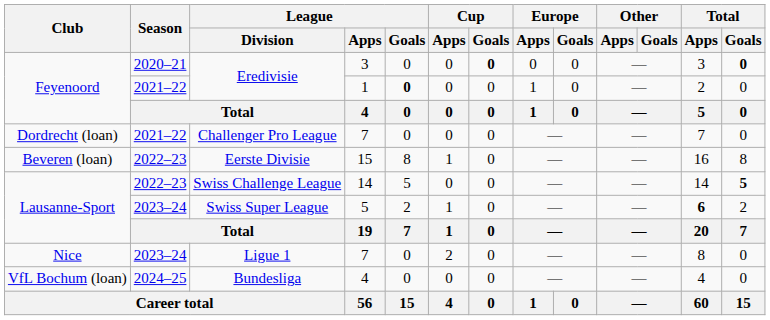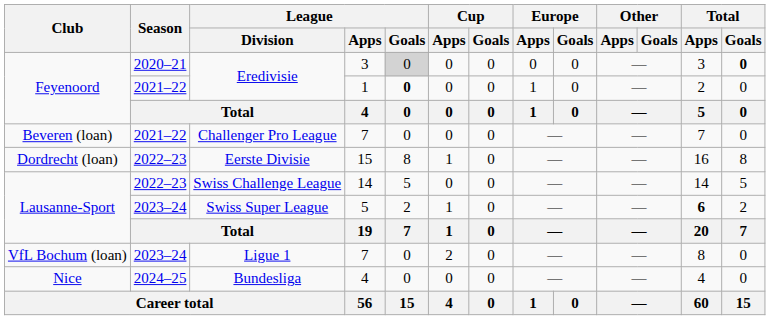(407, 64) no background -> (407, 64) lightgrey background
(491, 64) bold -> (491, 64) normal
(67, 135) Dordrecht (loan) -> (67, 135) Beveren (loan)
(67, 159) Beveren (loan) -> (67, 159) Dordrecht (loan)
(743, 183) bold -> (743, 183) normal
(67, 254) Nice -> (67, 254) VfL Bochum (loan)
(67, 278) VfL Bochum (loan) -> (67, 278) Nice
